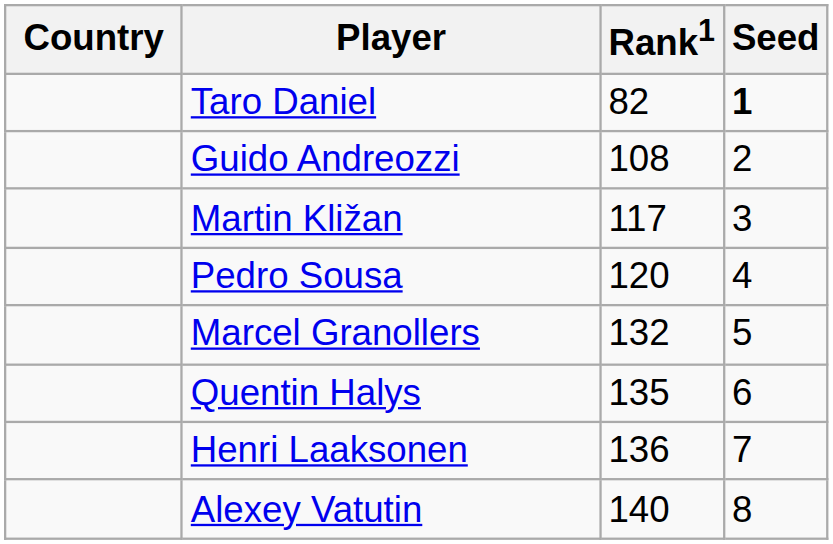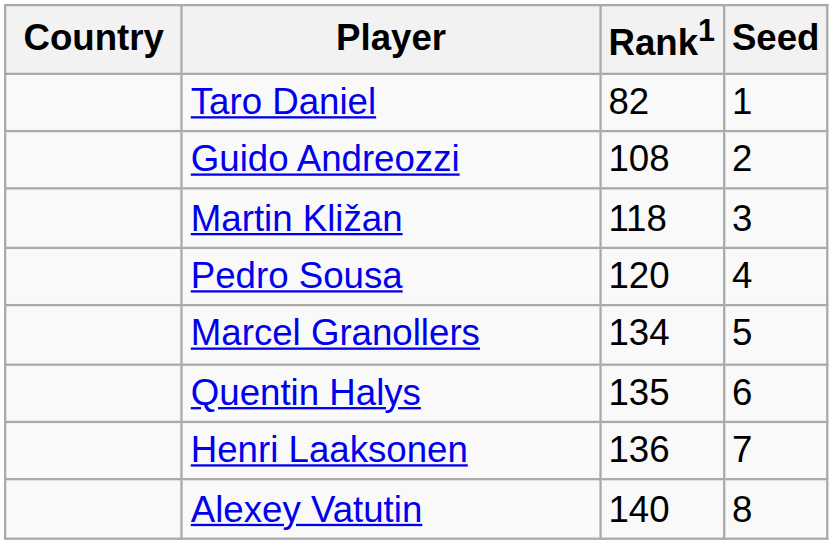(742, 101) bold -> (742, 101) normal
(638, 217) 117 -> (638, 217) 118
(639, 334) 132 -> (639, 334) 134
